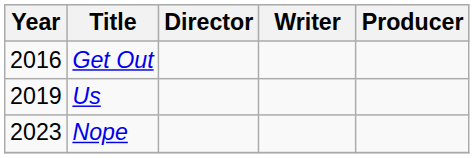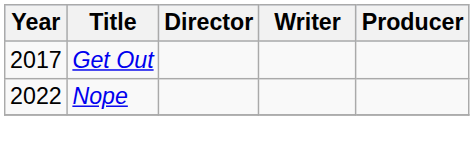(36, 59) 2016 -> (36, 59) 2017
- row: (87, 96)
(36, 133) 2023 -> (36, 96) 2022
